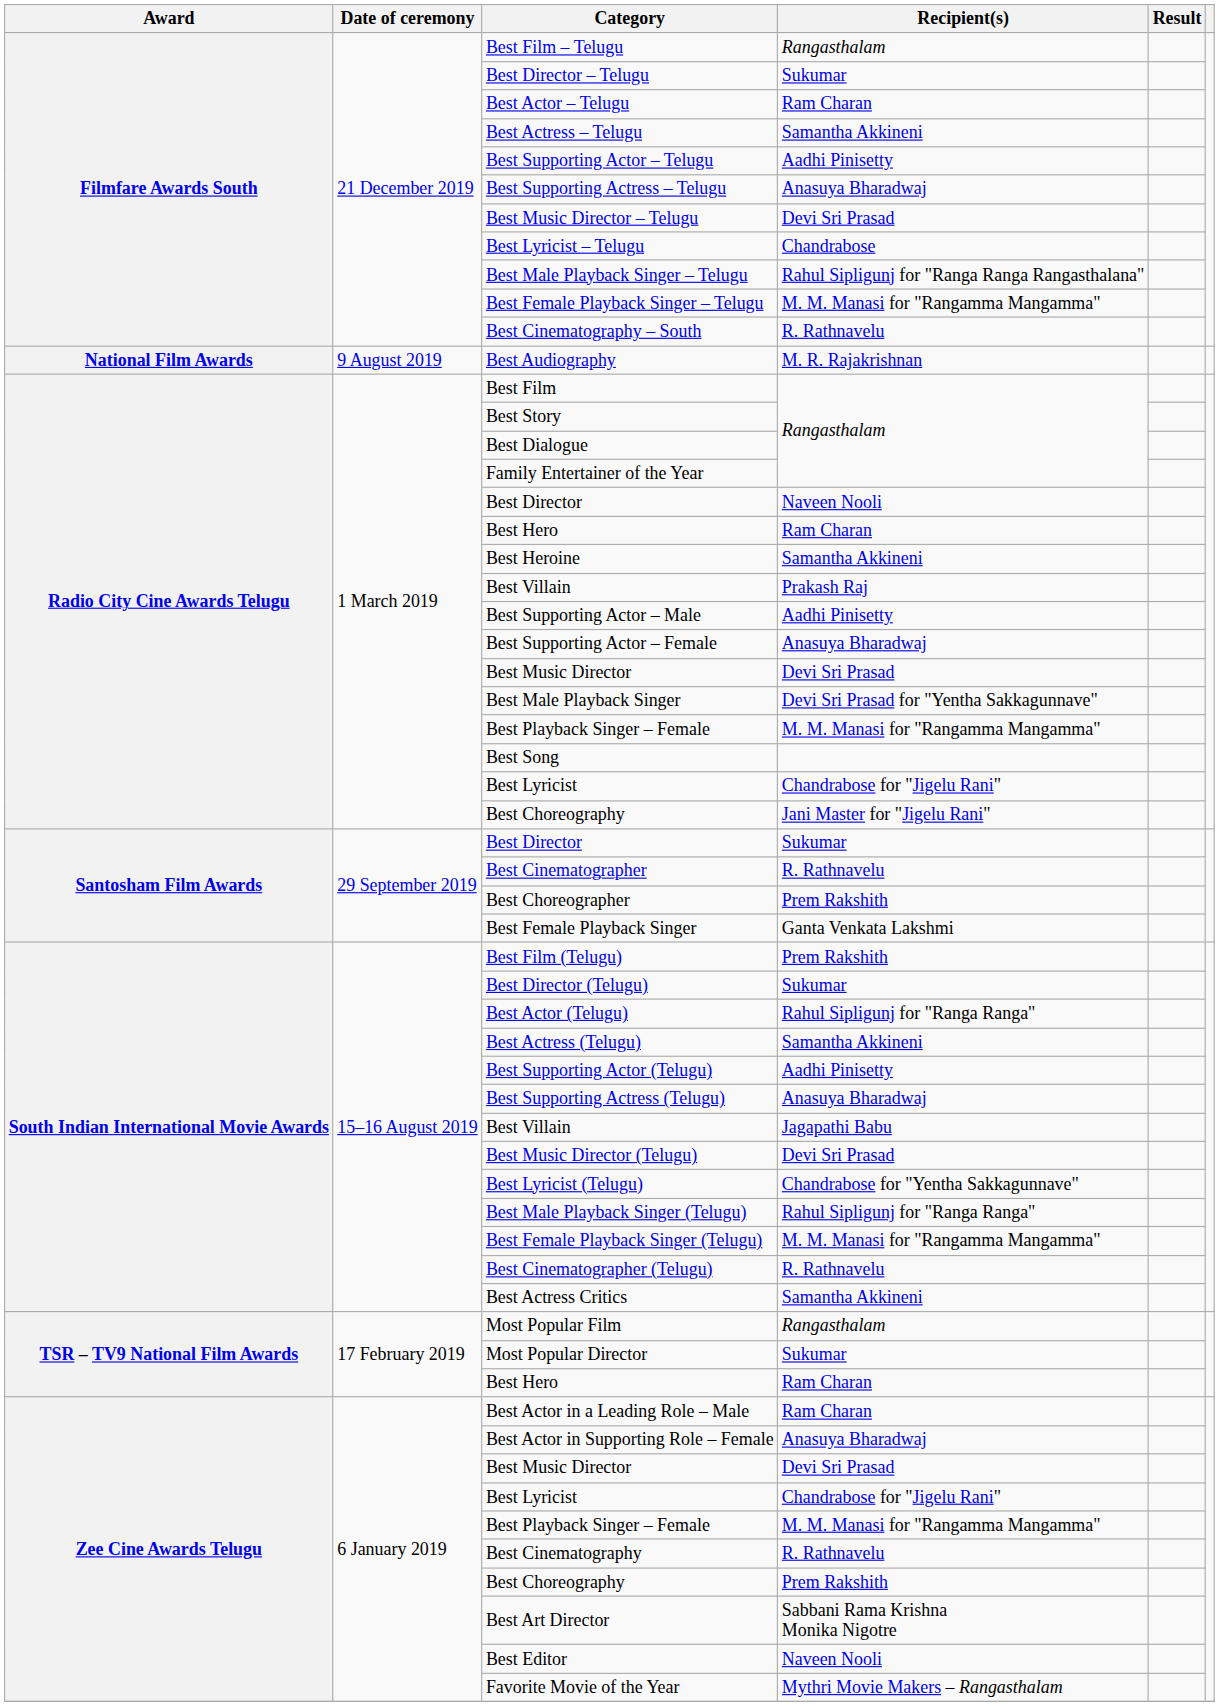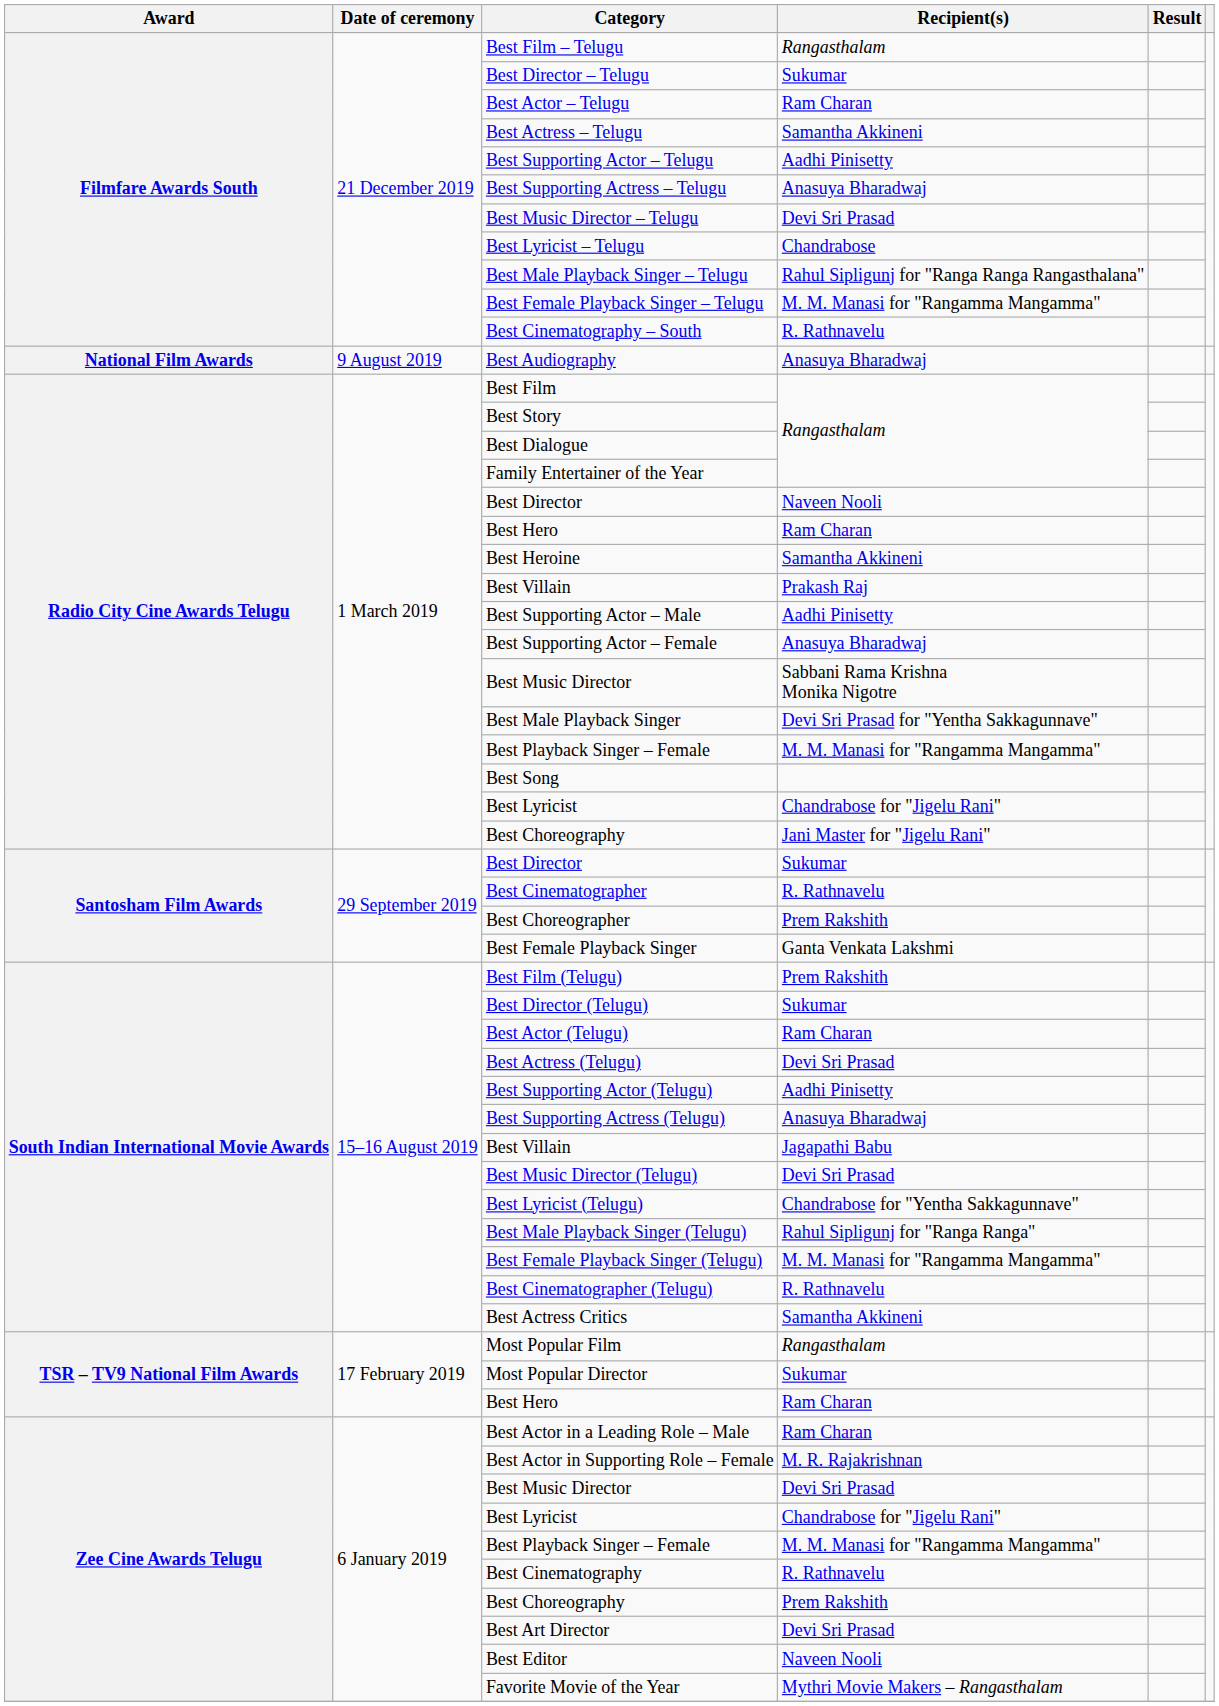(852, 359) M. R. Rajakrishnan -> (854, 359) Anasuya Bharadwaj
(838, 672) Devi Sri Prasad -> (864, 682) Sabbani Rama Krishna Monika Nigotre
(909, 1013) Rahul Sipligunj for "Ranga Ranga" -> (827, 1033) Ram Charan
(852, 1041) Samantha Akkineni -> (838, 1061) Devi Sri Prasad
(854, 1439) Anasuya Bharadwaj -> (852, 1459) M. R. Rajakrishnan
(864, 1620) Sabbani Rama Krishna Monika Nigotre -> (838, 1630) Devi Sri Prasad
